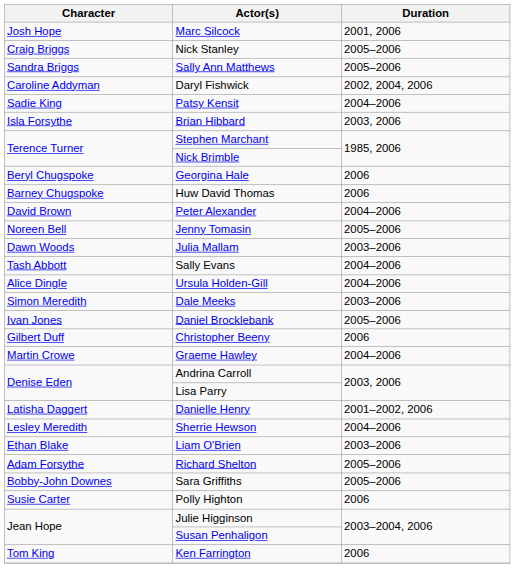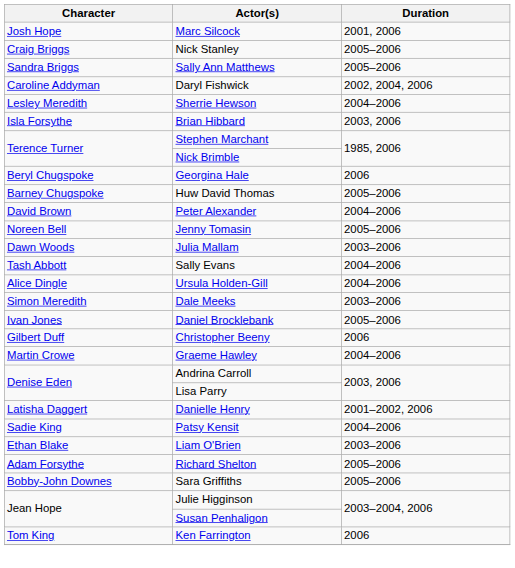rows swapped: (216, 427) <-> (207, 103)
(357, 193) 2006 -> (372, 193) 2005–2006
- row: (209, 499)
